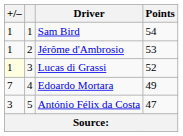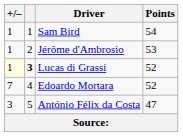(30, 67) normal -> (30, 67) bold
(151, 85) 49 -> (151, 85) 52
